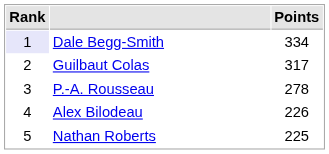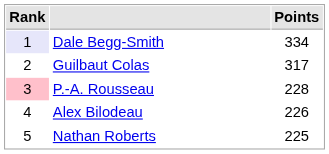(27, 89) no background -> (27, 89) pink background
(297, 89) 278 -> (297, 89) 228
